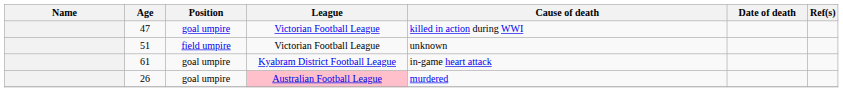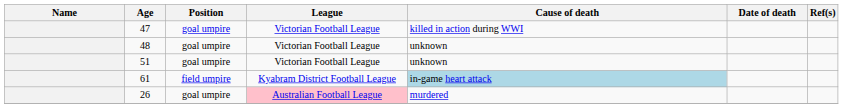+ row: (145, 46)
(206, 46) field umpire -> (206, 62) goal umpire
(206, 62) goal umpire -> (206, 79) field umpire
(451, 62) no background -> (451, 79) lightblue background
